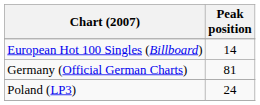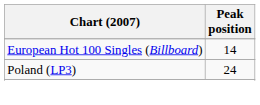- row: (97, 69)
